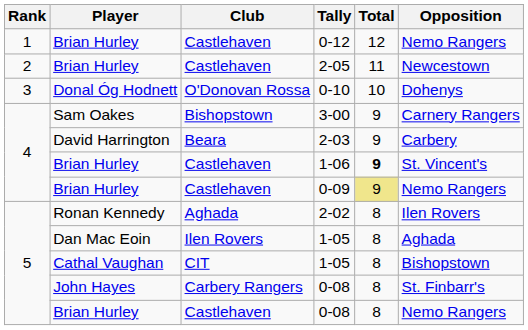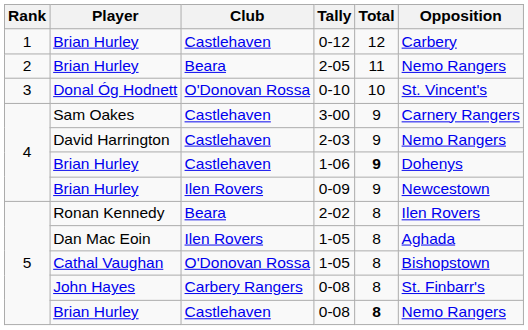(454, 41) Nemo Rangers -> (429, 41) Carbery
(228, 66) Castlehaven -> (205, 66) Beara
(446, 66) Newcestown -> (454, 66) Nemo Rangers
(432, 90) Dohenys -> (444, 90) St. Vincent's
(229, 115) Bishopstown -> (228, 115) Castlehaven
(205, 139) Beara -> (228, 139) Castlehaven
(429, 139) Carbery -> (454, 139) Nemo Rangers
(444, 164) St. Vincent's -> (432, 164) Dohenys
(228, 189) Castlehaven -> (224, 189) Ilen Rovers
(377, 189) khaki background -> (377, 189) no background
(454, 189) Nemo Rangers -> (446, 189) Newcestown
(211, 213) Aghada -> (205, 213) Beara
(197, 262) CIT -> (247, 262) O'Donovan Rossa
(377, 312) normal -> (377, 312) bold
